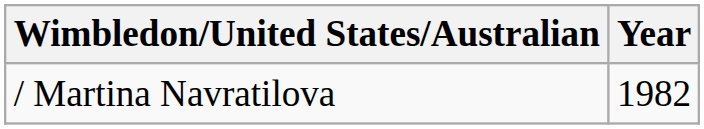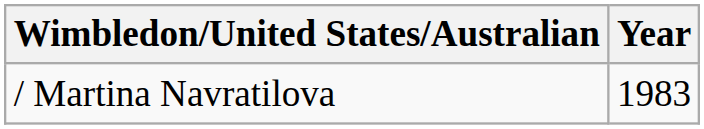(654, 92) 1982 -> (654, 92) 1983
